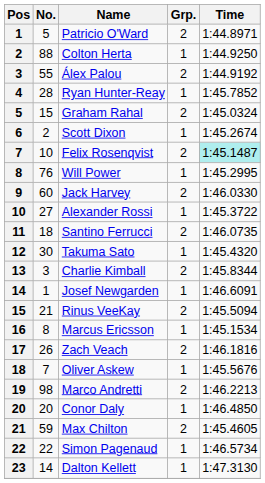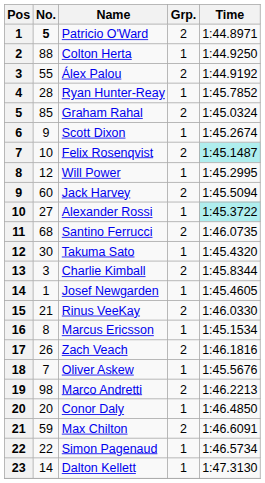(46, 34) normal -> (46, 34) bold
(46, 113) 15 -> (46, 113) 85
(46, 133) 2 -> (46, 133) 9
(46, 172) 76 -> (46, 172) 12
(230, 192) 1:46.0330 -> (230, 192) 1:45.5094
(230, 212) no background -> (230, 212) paleturquoise background
(46, 232) 18 -> (46, 232) 68
(230, 291) 1:46.6091 -> (230, 291) 1:45.4605
(230, 310) 1:45.5094 -> (230, 310) 1:46.0330
(230, 429) 1:45.4605 -> (230, 429) 1:46.6091
